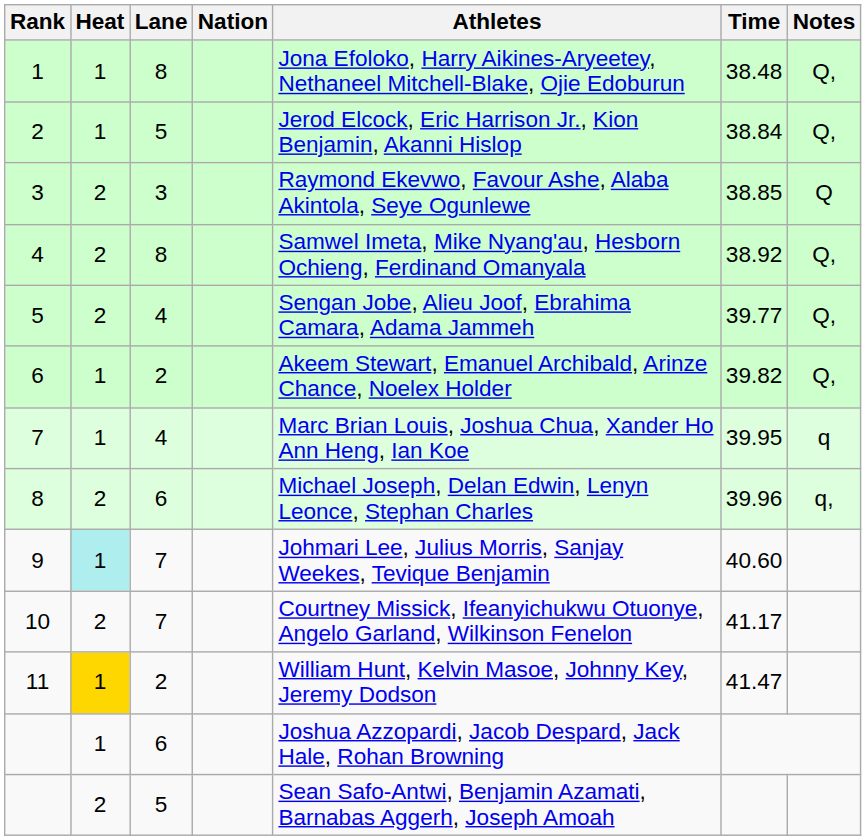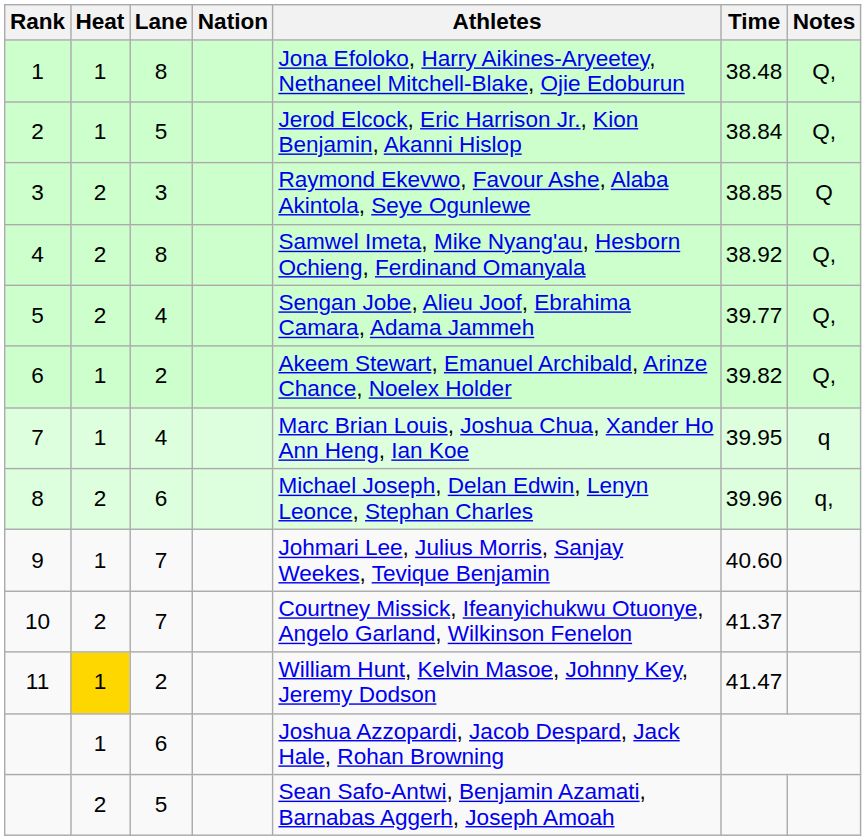(100, 560) paleturquoise background -> (100, 560) no background
(754, 621) 41.17 -> (754, 621) 41.37
